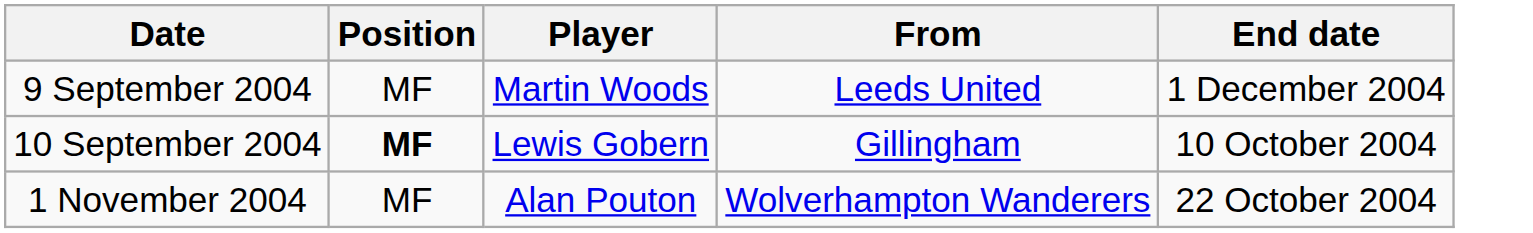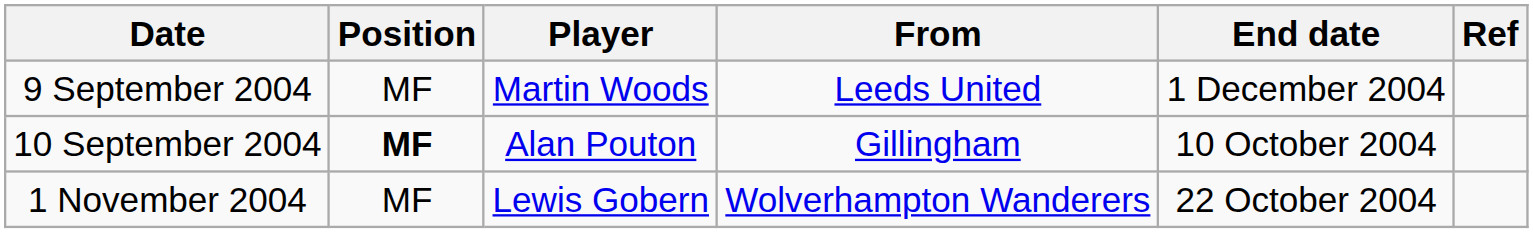+ column: (1490, 33)
(601, 144) Lewis Gobern -> (601, 144) Alan Pouton
(601, 200) Alan Pouton -> (601, 200) Lewis Gobern
